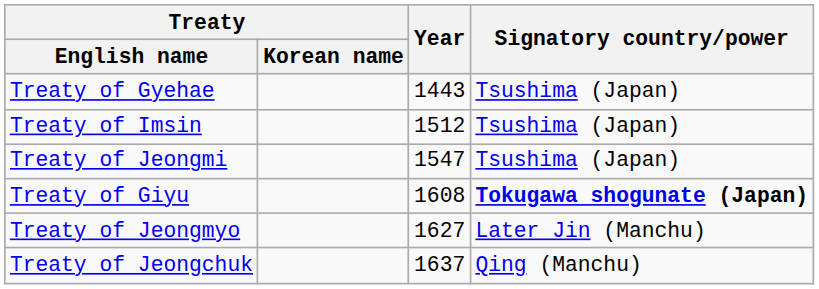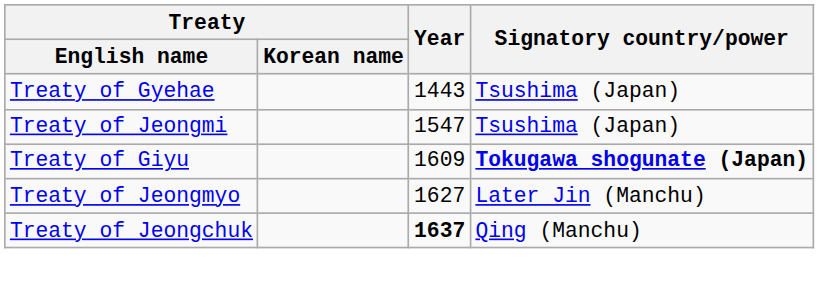- row: (106, 126)
(440, 196) 1608 -> (440, 161) 1609
(440, 265) normal -> (440, 231) bold
